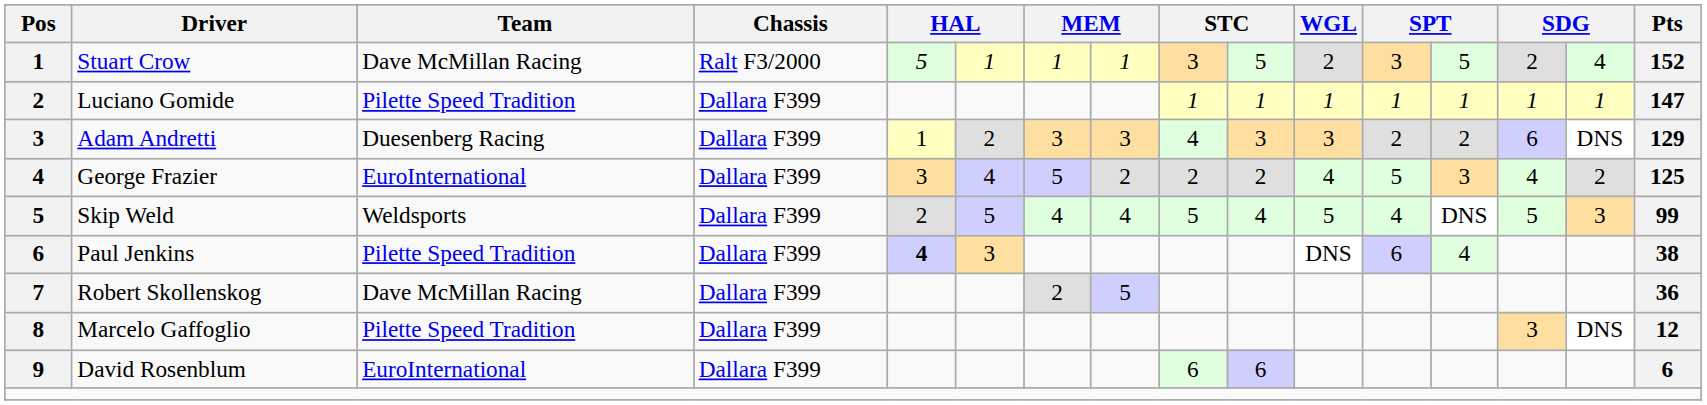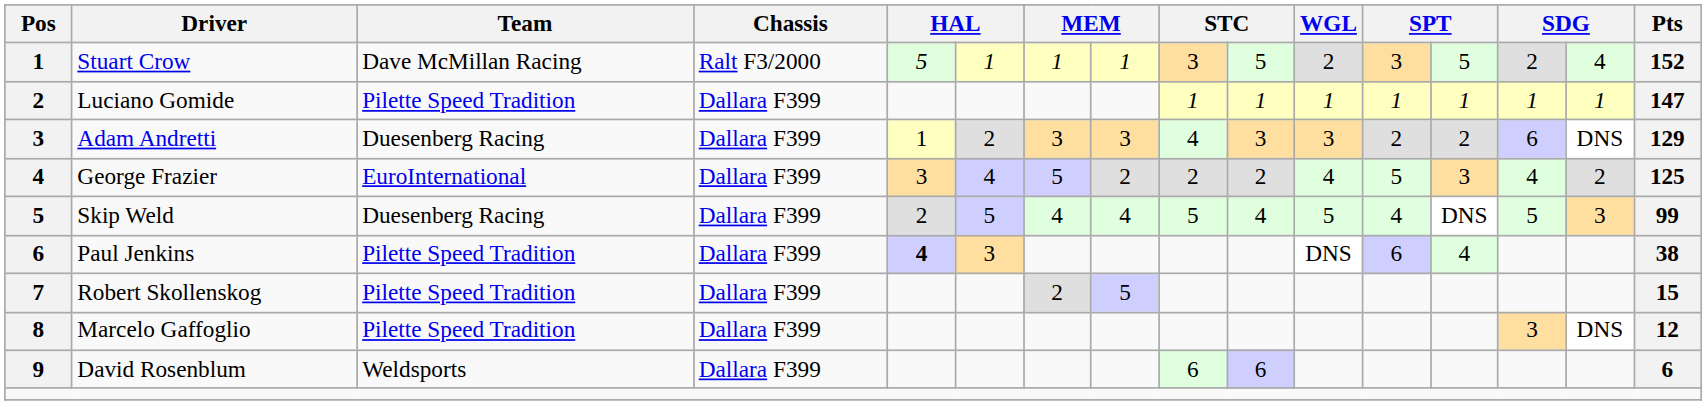(414, 215) Weldsports -> (453, 215) Duesenberg Racing
(472, 291) Dave McMillan Racing -> (469, 291) Pilette Speed Tradition
(1667, 291) 36 -> (1667, 291) 15
(444, 368) EuroInternational -> (414, 368) Weldsports
